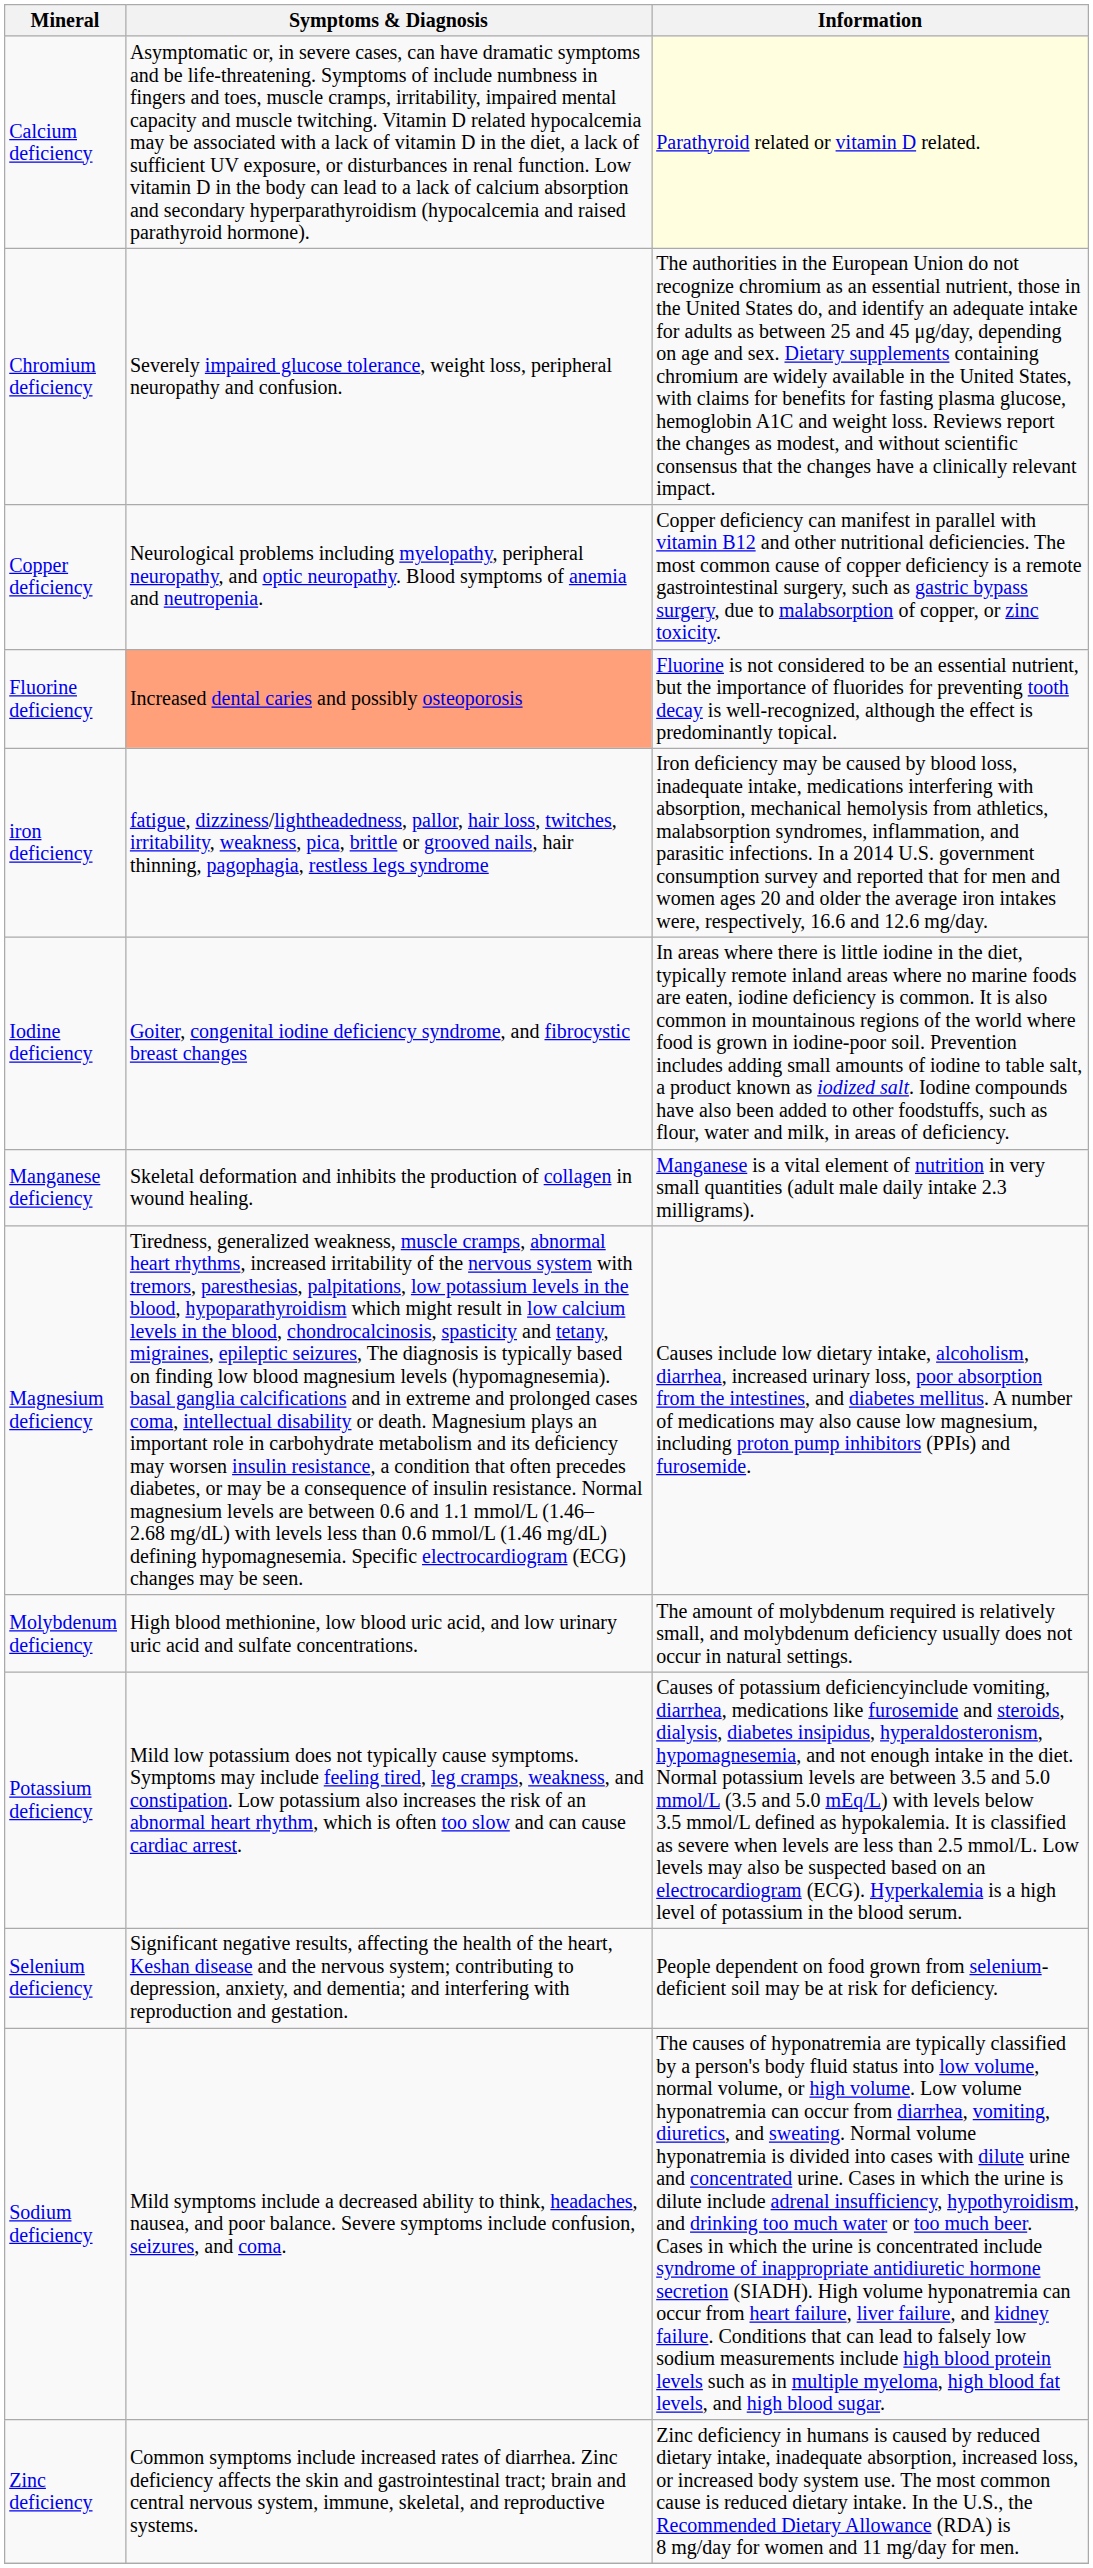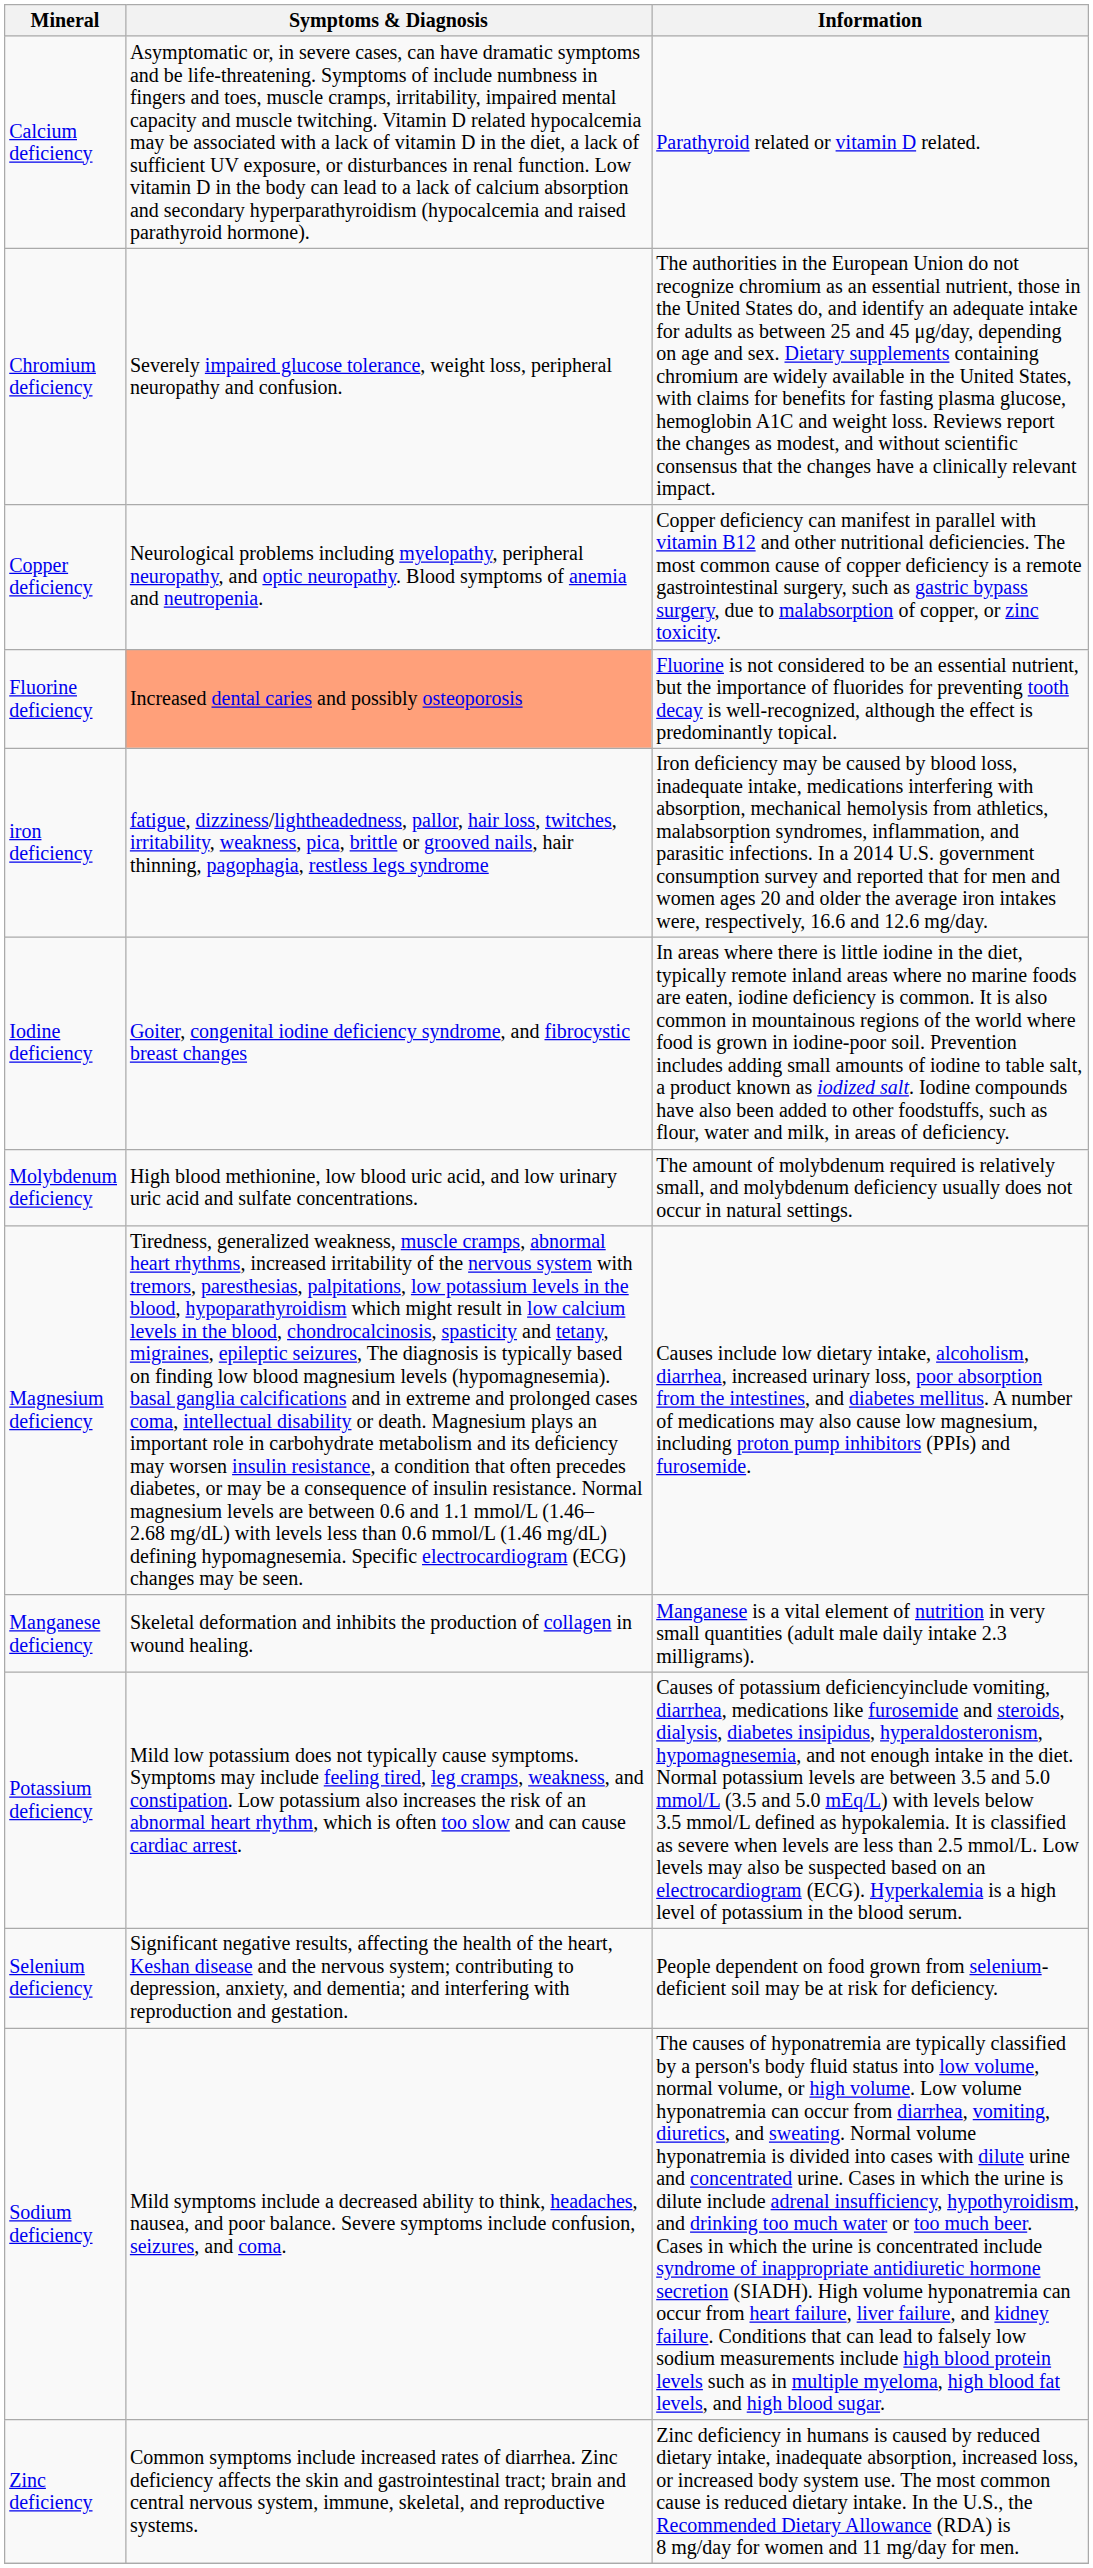(818, 142) lightyellow background -> (818, 142) no background
rows swapped: (55, 1187) <-> (63, 1633)
